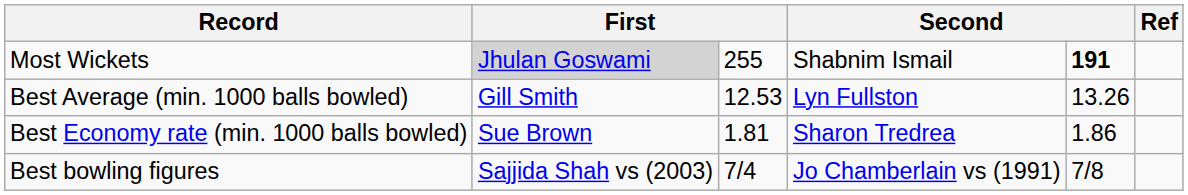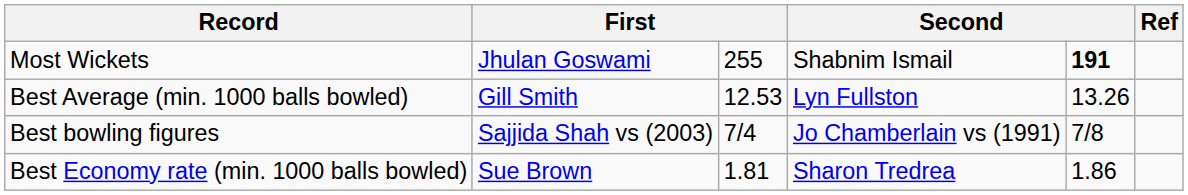(564, 60) lightgrey background -> (564, 60) no background
rows swapped: (239, 134) <-> (115, 171)
